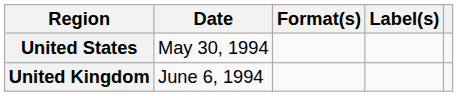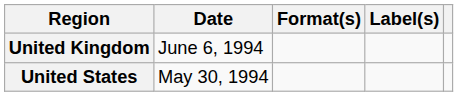rows swapped: (79, 47) <-> (79, 76)
